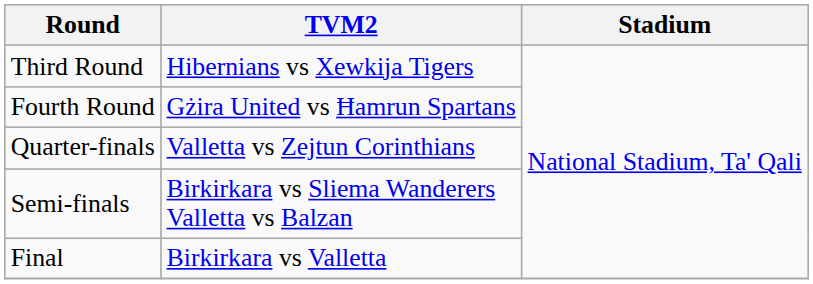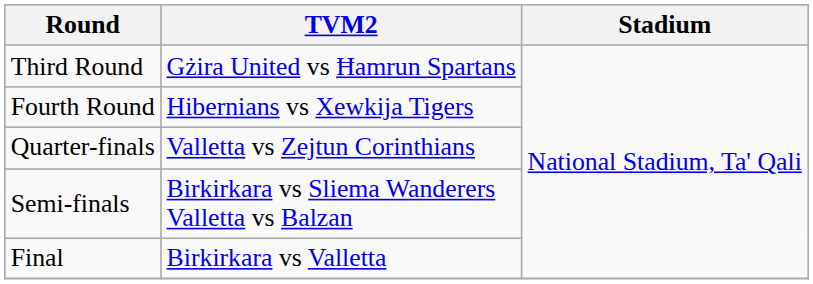(320, 65) Hibernians vs Xewkija Tigers -> (341, 65) Gżira United vs Ħamrun Spartans
(341, 106) Gżira United vs Ħamrun Spartans -> (320, 106) Hibernians vs Xewkija Tigers
